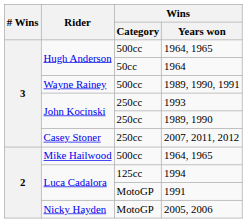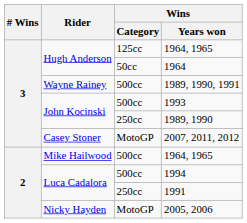(129, 49) 500cc -> (129, 49) 125cc
(129, 102) 250cc -> (129, 102) 500cc
(129, 138) 250cc -> (135, 138) MotoGP
(129, 173) 125cc -> (129, 173) 500cc
(135, 191) MotoGP -> (129, 191) 250cc
